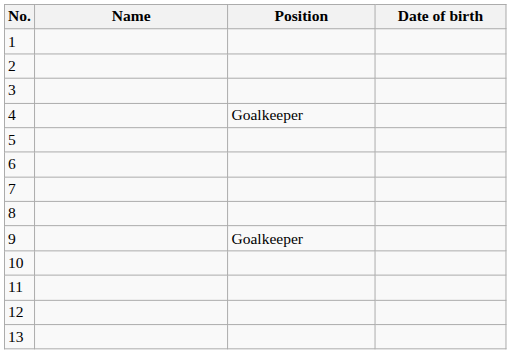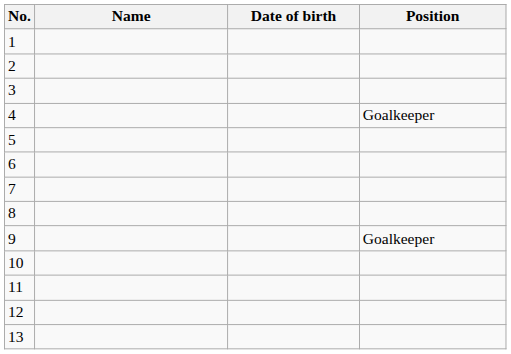columns swapped: (440, 16) <-> (301, 16)
